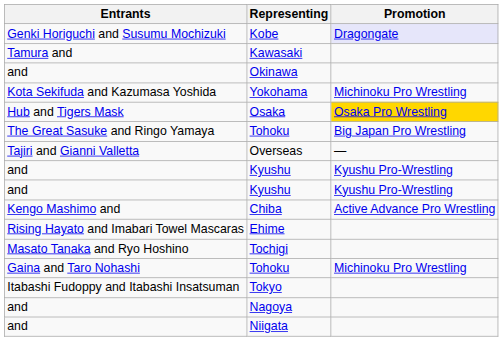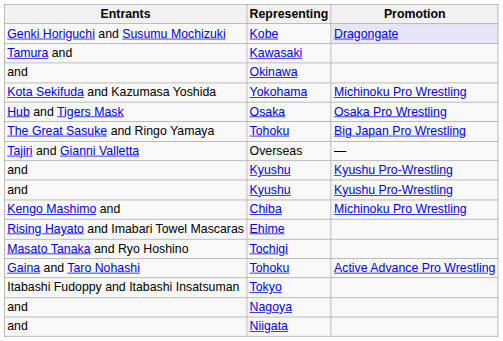(390, 111) gold background -> (390, 111) no background
(415, 209) Active Advance Pro Wrestling -> (400, 209) Michinoku Pro Wrestling
(400, 268) Michinoku Pro Wrestling -> (415, 268) Active Advance Pro Wrestling
